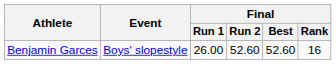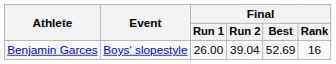(245, 50) 52.60 -> (245, 50) 39.04
(281, 50) 52.60 -> (281, 50) 52.69
